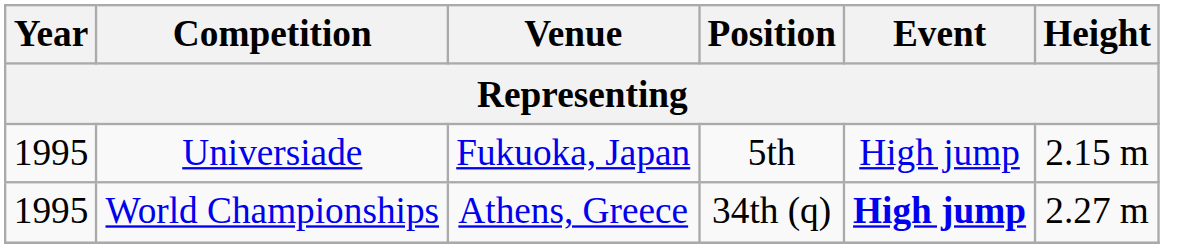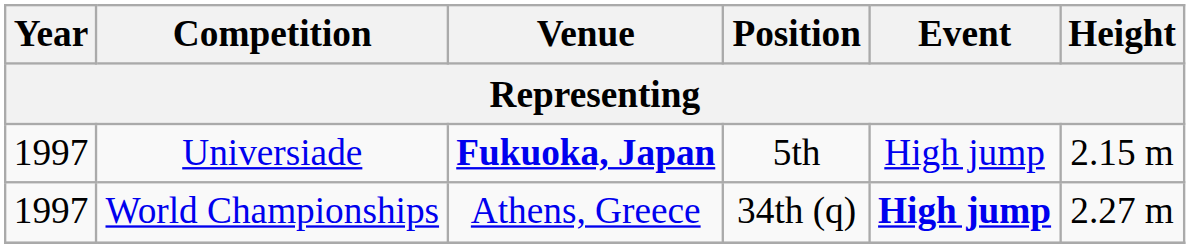(51, 152) 1995 -> (51, 152) 1997
(573, 152) normal -> (586, 152) bold
(51, 211) 1995 -> (51, 211) 1997
